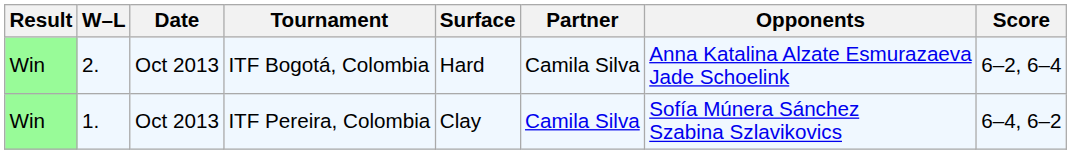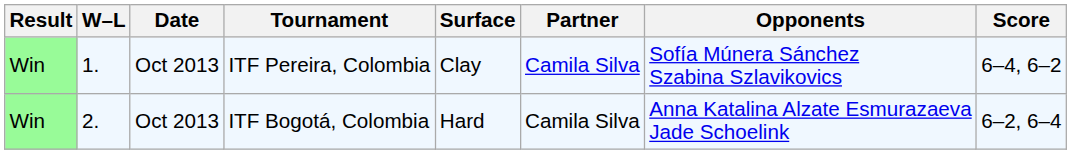rows swapped: (329, 121) <-> (329, 65)
